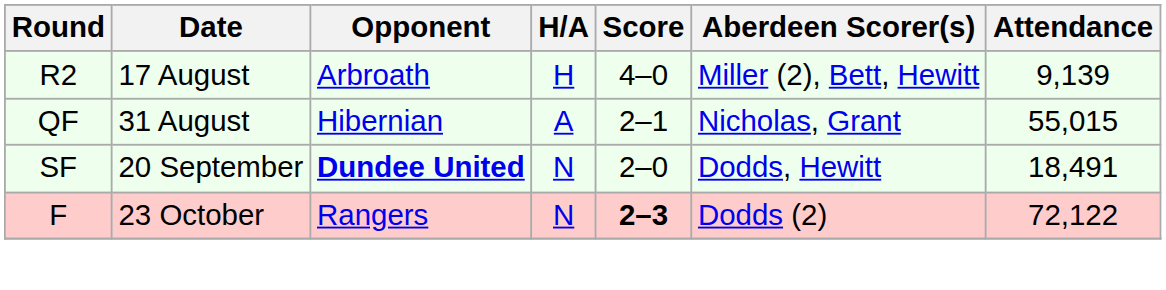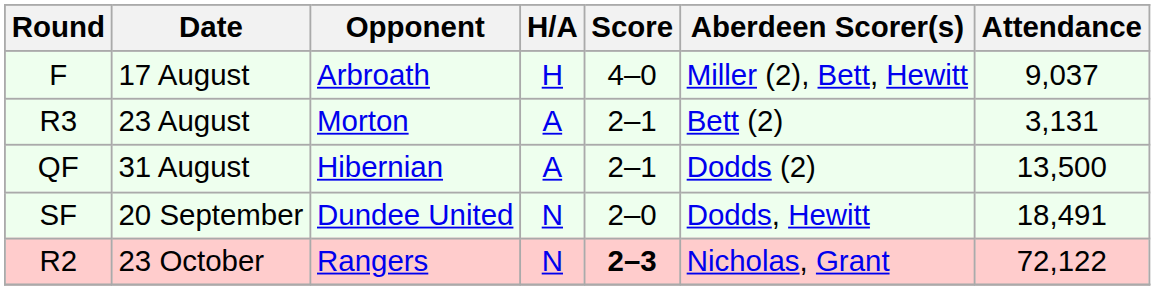(58, 74) R2 -> (58, 74) F
(1073, 74) 9,139 -> (1062, 74) 9,037
+ row: (184, 121)
(799, 121) Nicholas, Grant -> (751, 167) Dodds (2)
(1073, 121) 55,015 -> (1062, 167) 13,500
(421, 167) bold -> (415, 214) normal
(58, 214) F -> (58, 261) R2
(763, 214) Dodds (2) -> (788, 261) Nicholas, Grant
